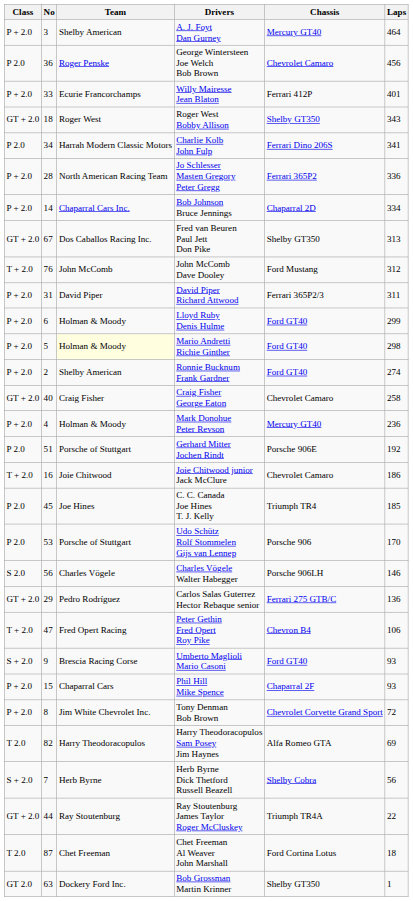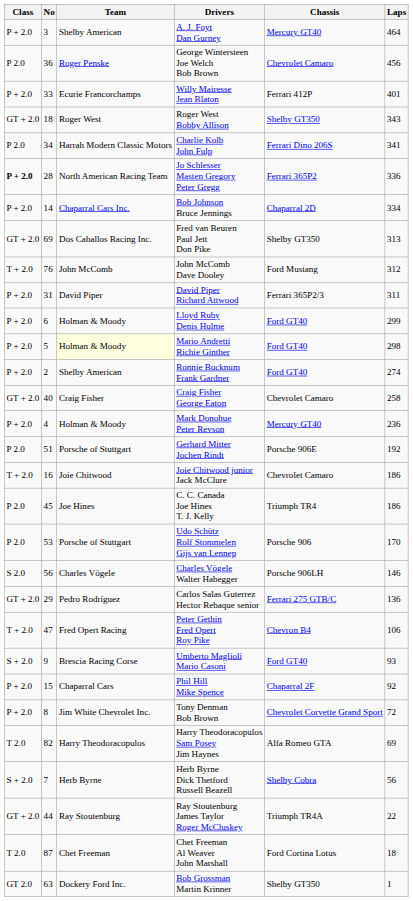(19, 177) normal -> (19, 177) bold
(48, 239) 67 -> (48, 239) 69
(394, 506) 185 -> (394, 506) 186
(392, 687) 93 -> (392, 687) 92
